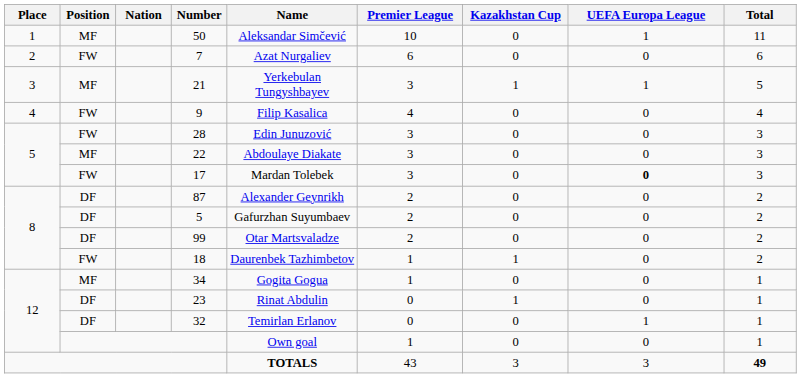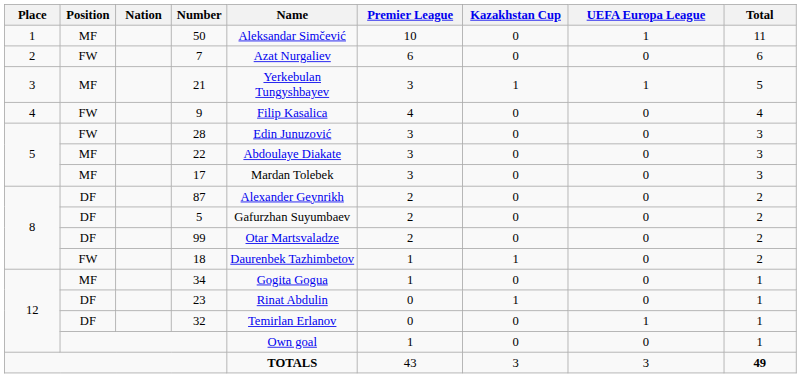(88, 175) FW -> (88, 175) MF
(646, 175) bold -> (646, 175) normal
